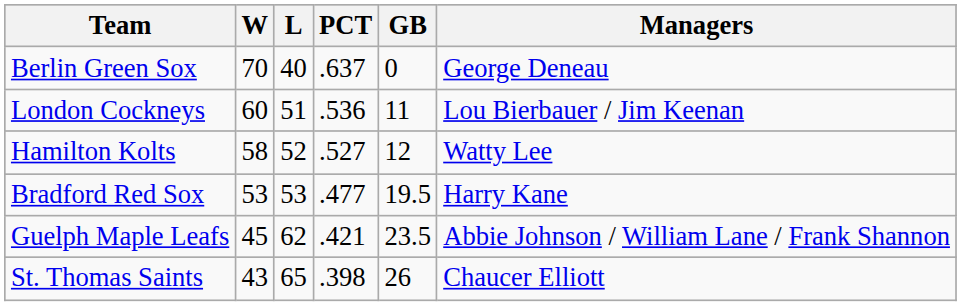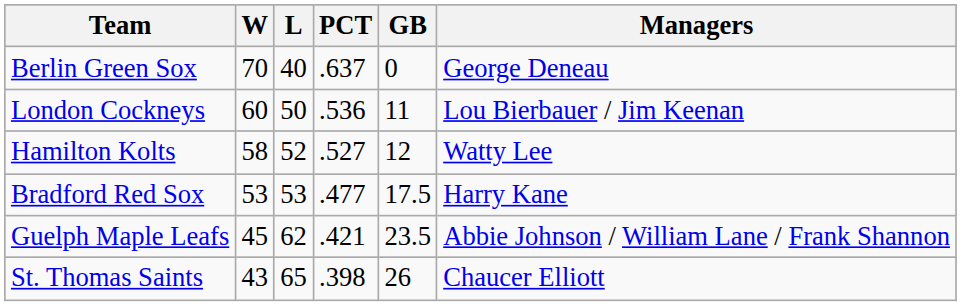(294, 109) 51 -> (294, 109) 50
(408, 194) 19.5 -> (408, 194) 17.5
